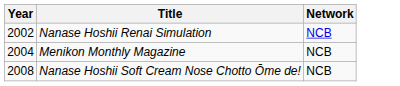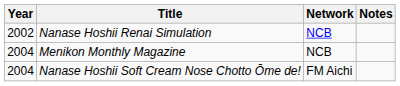+ column: (376, 14)
(20, 71) 2008 -> (20, 71) 2004
(319, 71) NCB -> (329, 71) FM Aichi
